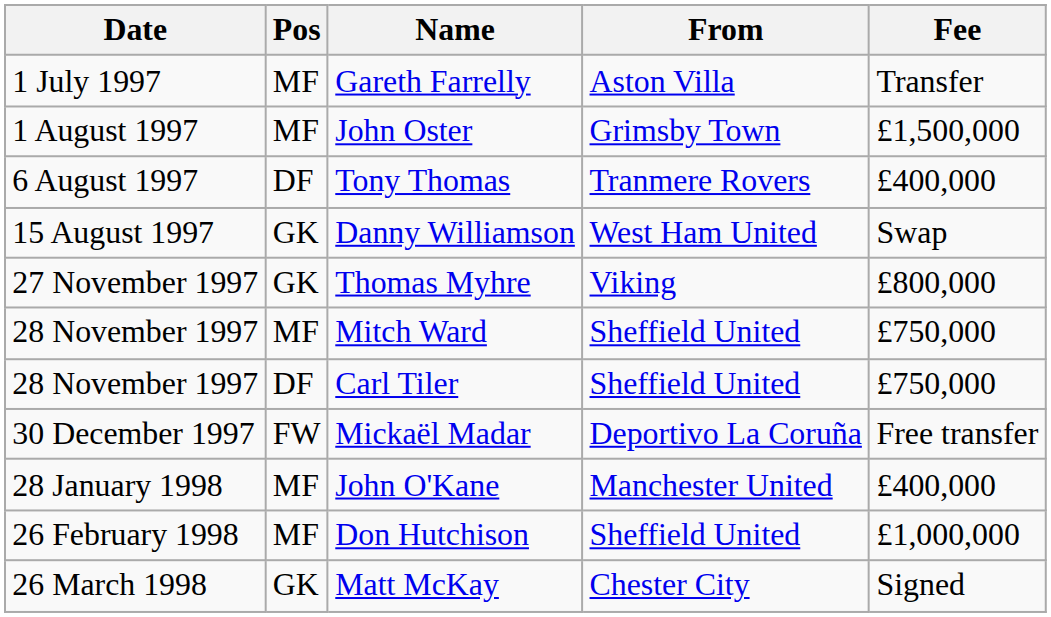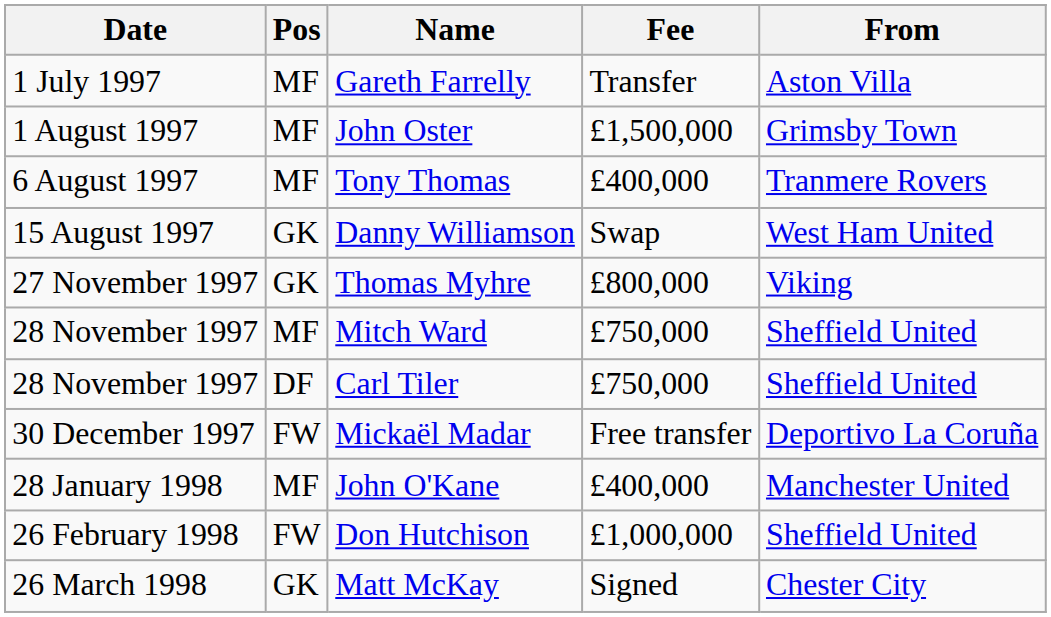columns swapped: (726, 29) <-> (957, 29)
(293, 181) DF -> (296, 181) MF
(296, 534) MF -> (297, 534) FW
